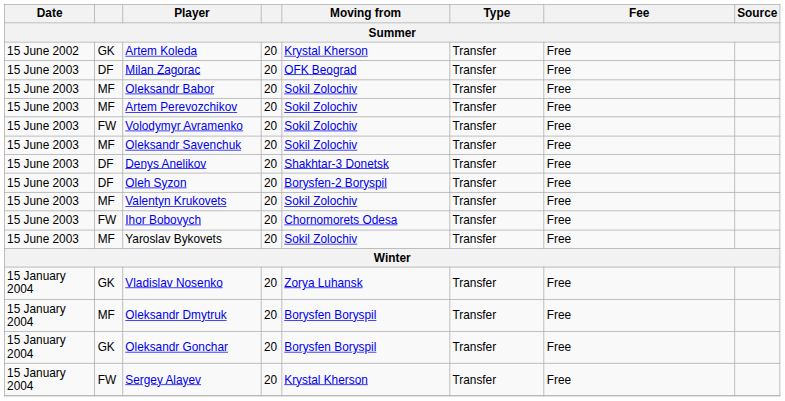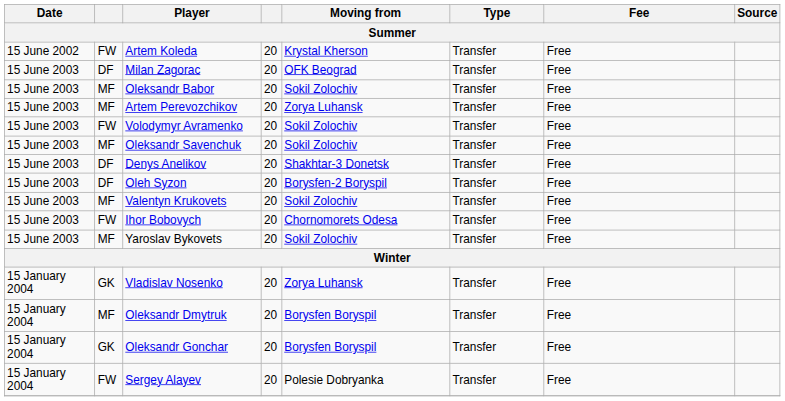(106, 51) GK -> (107, 51) FW
(321, 107) Sokil Zolochiv -> (323, 107) Zorya Luhansk
(326, 379) Krystal Kherson -> (334, 379) Polesie Dobryanka
